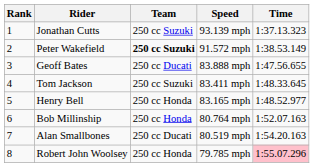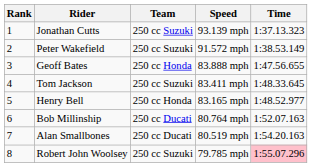(164, 48) bold -> (163, 48) normal
(162, 66) 250 cc Ducati -> (162, 66) 250 cc Honda
(162, 118) 250 cc Honda -> (162, 118) 250 cc Ducati
(162, 153) 250 cc Honda -> (163, 153) 250 cc Suzuki
